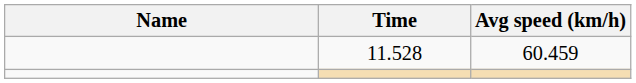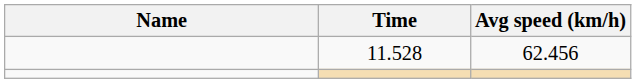(551, 52) 60.459 -> (551, 52) 62.456
